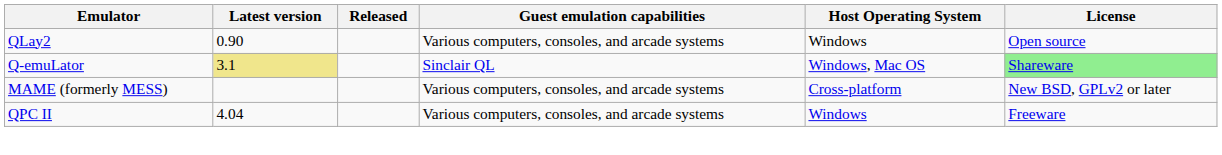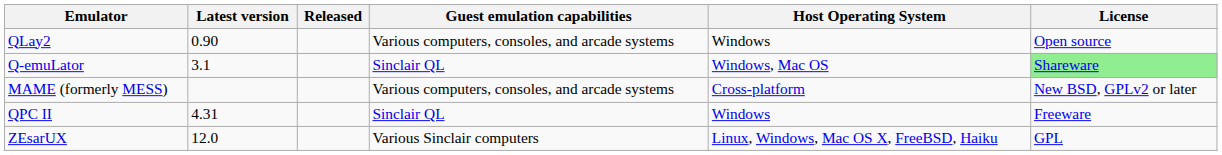(226, 65) khaki background -> (201, 65) no background
(230, 114) 4.04 -> (205, 114) 4.31
(573, 114) Various computers, consoles, and arcade systems -> (408, 114) Sinclair QL
+ row: (37, 138)
